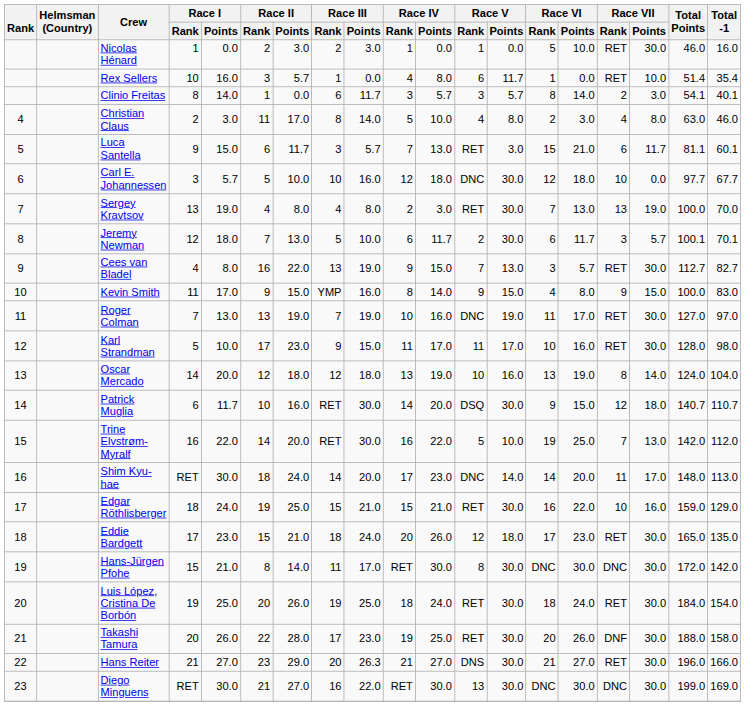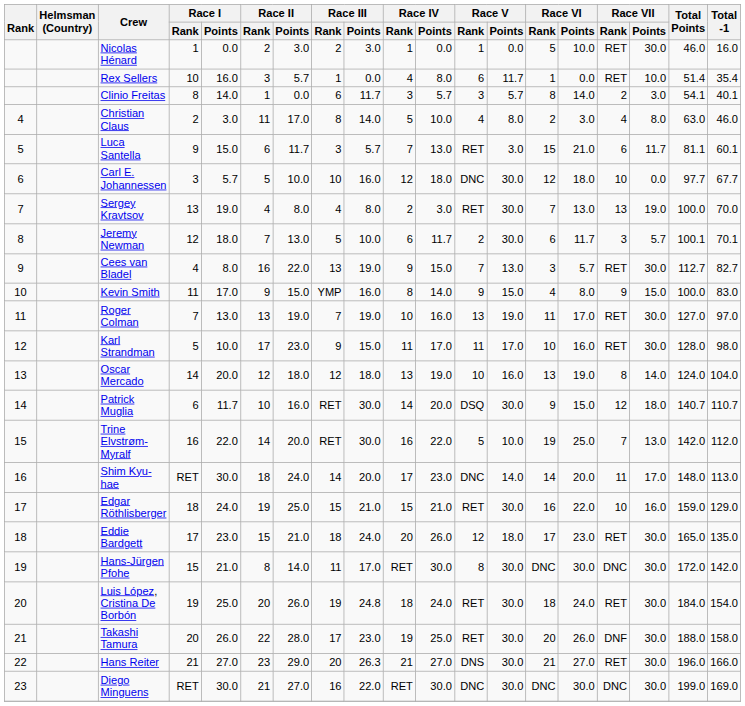(472, 316) DNC -> (478, 316) 13
(370, 603) 25.0 -> (370, 603) 24.8
(478, 687) 13 -> (472, 687) DNC
